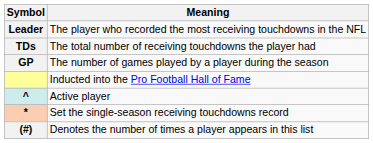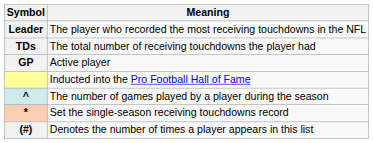(189, 63) The number of games played by a player during the season -> (80, 63) Active player
(80, 96) Active player -> (189, 96) The number of games played by a player during the season
